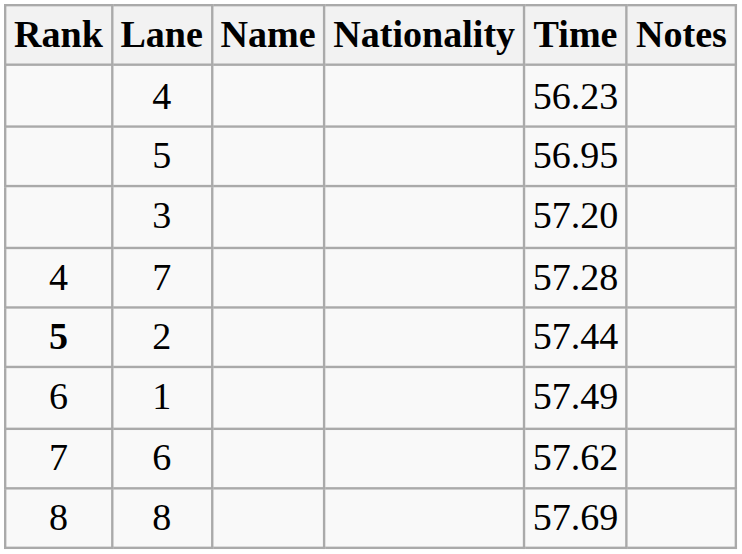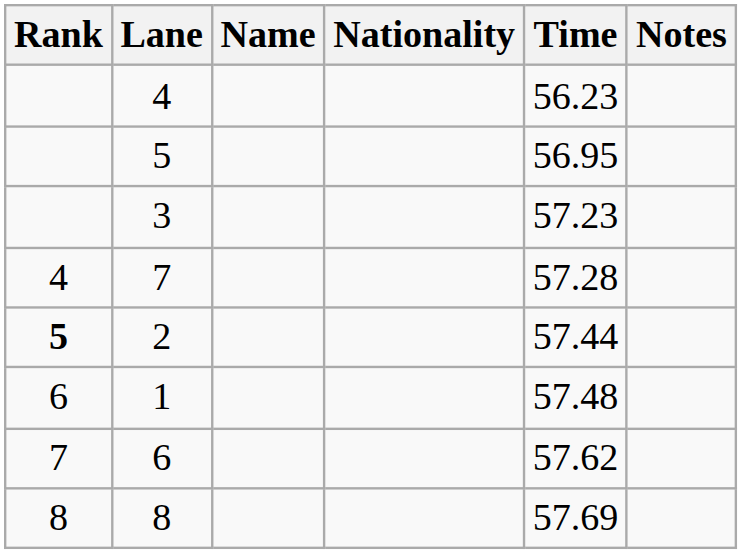(576, 215) 57.20 -> (576, 215) 57.23
(576, 397) 57.49 -> (576, 397) 57.48
